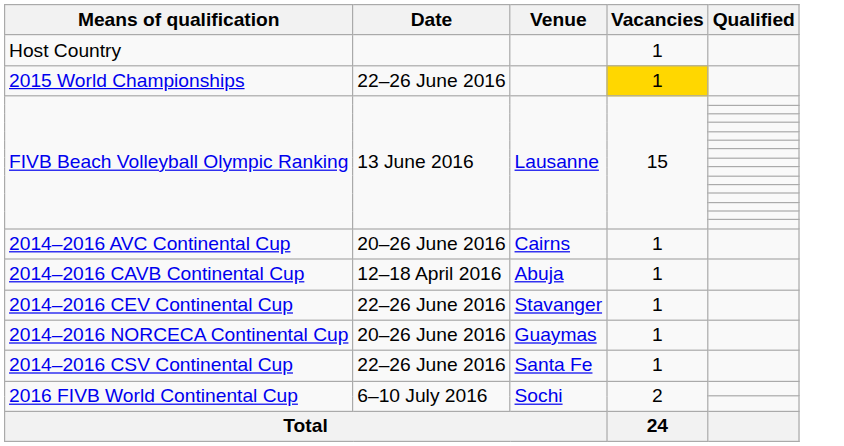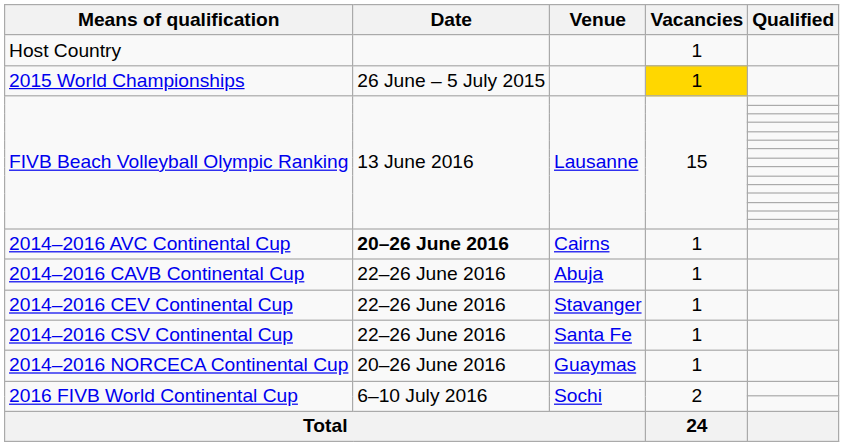(431, 80) 22–26 June 2016 -> (451, 80) 26 June – 5 July 2015
(431, 243) normal -> (433, 243) bold
(429, 274) 12–18 April 2016 -> (431, 274) 22–26 June 2016
rows swapped: (151, 365) <-> (179, 335)
